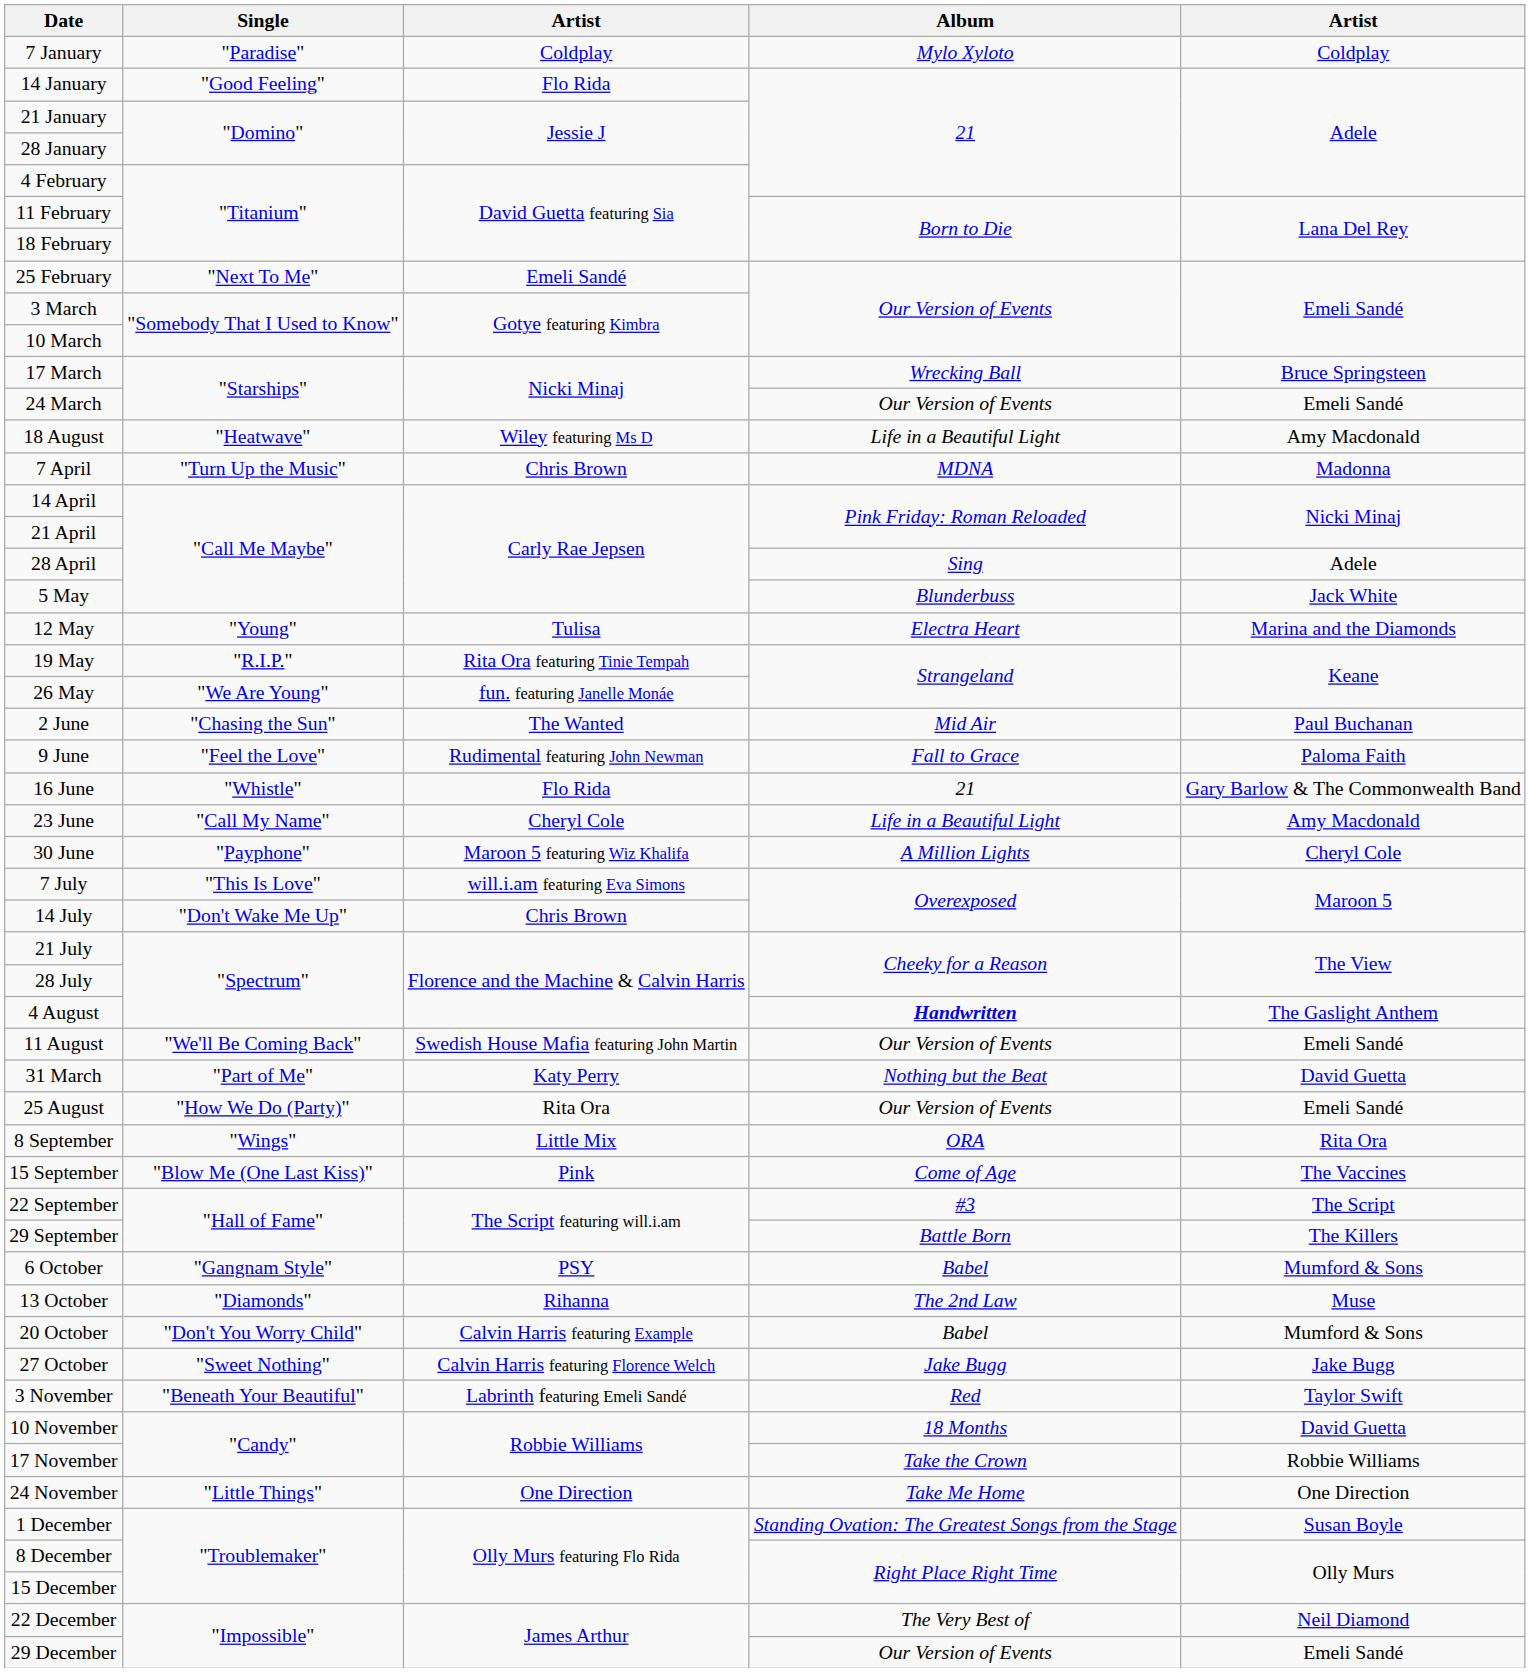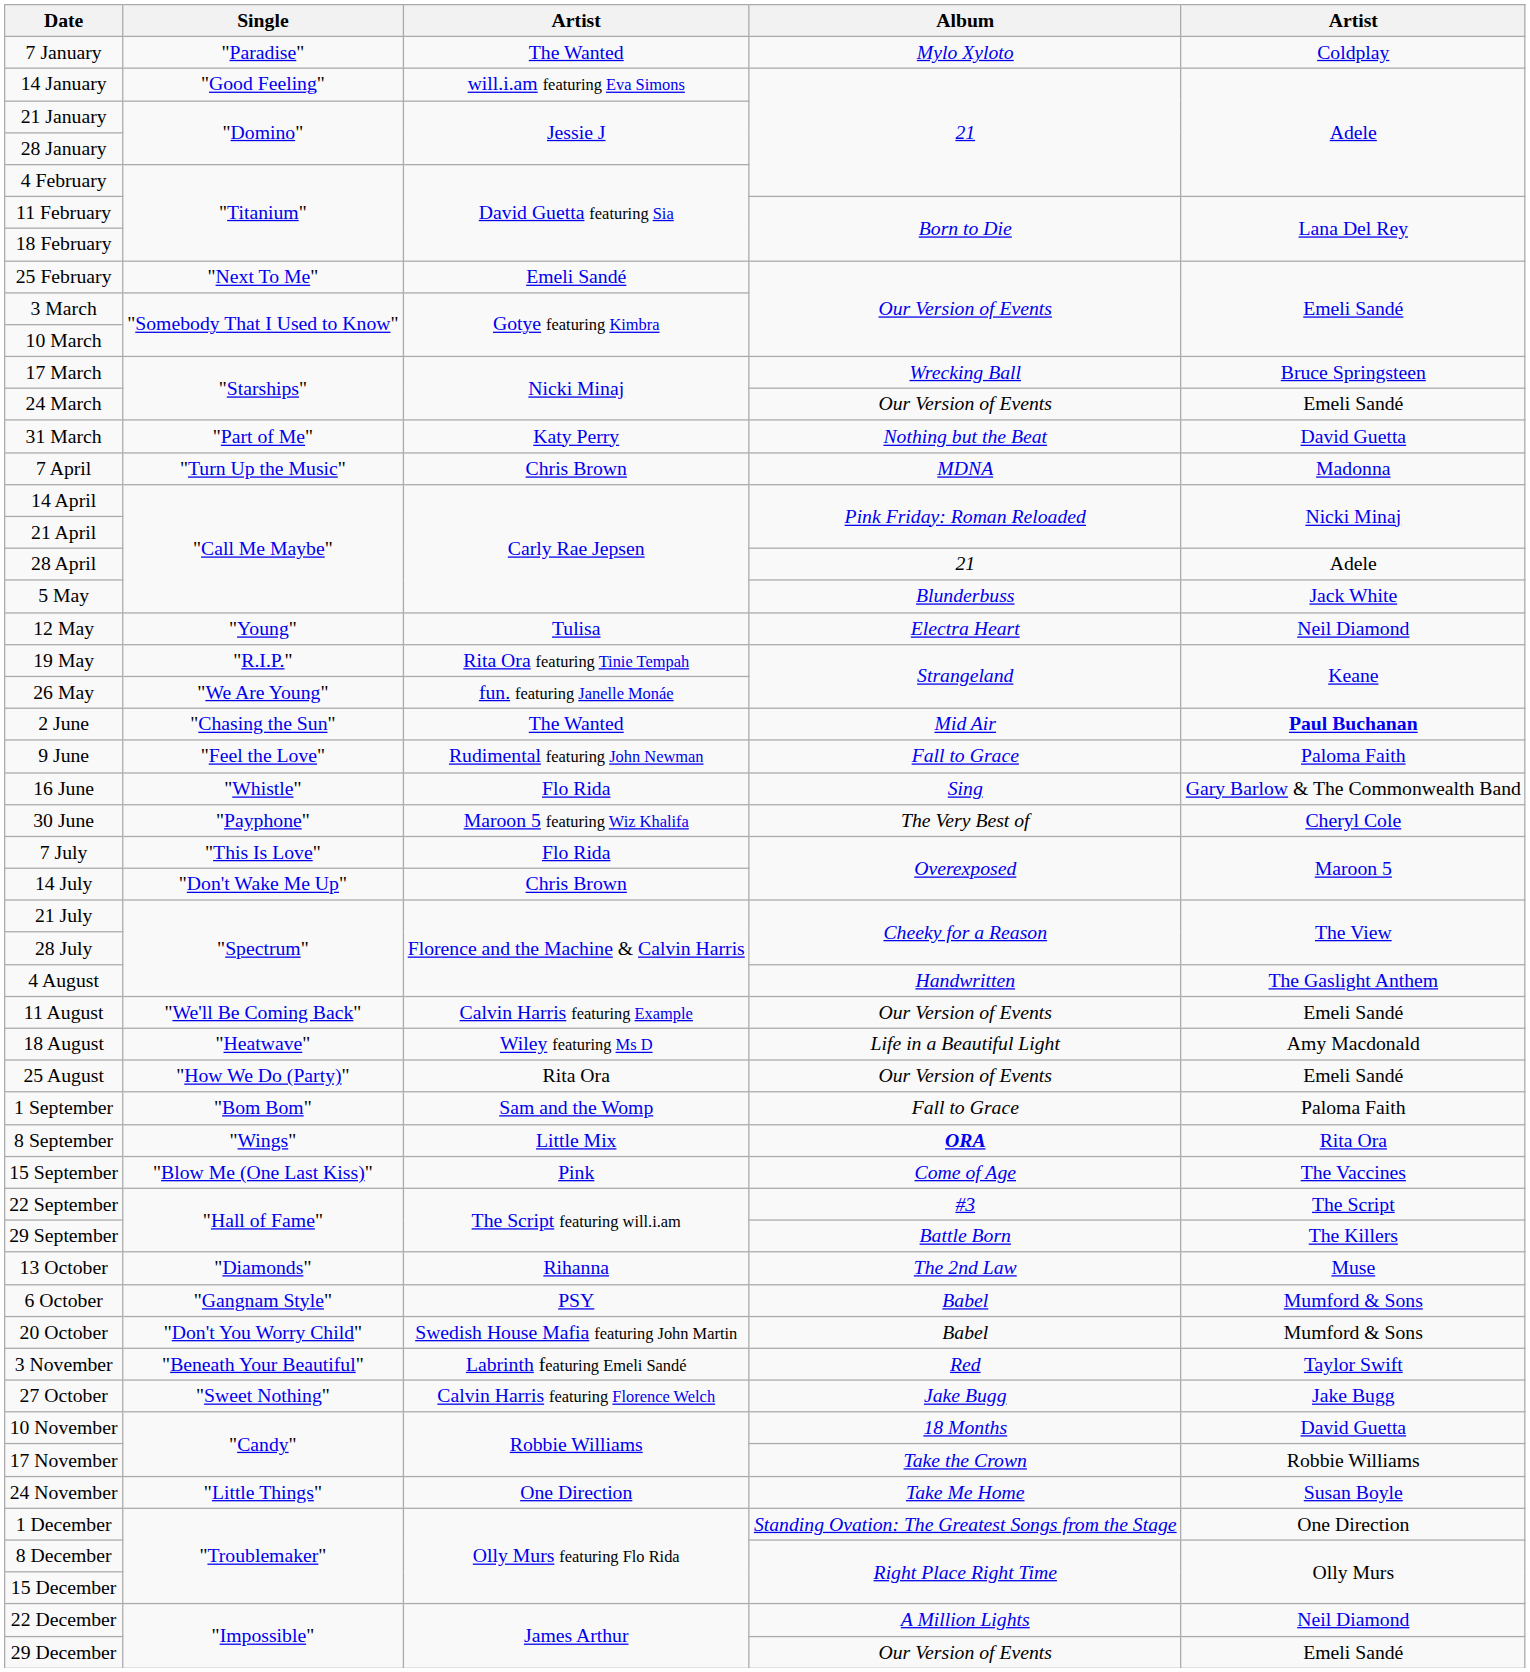(576, 51) Coldplay -> (576, 51) The Wanted
(576, 83) Flo Rida -> (576, 83) will.i.am featuring Eva Simons
rows swapped: (64, 1075) <-> (64, 435)
(965, 563) Sing -> (965, 563) 21
(1353, 627) Marina and the Diamonds -> (1353, 627) Neil Diamond
(1353, 723) normal -> (1353, 723) bold
(965, 787) 21 -> (965, 787) Sing
- row: (64, 819)
(965, 851) A Million Lights -> (965, 819) The Very Best of
(576, 883) will.i.am featuring Eva Simons -> (576, 851) Flo Rida
(965, 1011) bold -> (965, 979) normal
(576, 1043) Swedish House Mafia featuring John Martin -> (576, 1011) Calvin Harris featuring Example
+ row: (64, 1107)
(965, 1139) normal -> (965, 1139) bold
rows swapped: (64, 1267) <-> (64, 1299)
(576, 1331) Calvin Harris featuring Example -> (576, 1331) Swedish House Mafia featuring John Martin
rows swapped: (64, 1363) <-> (64, 1395)
(1353, 1491) One Direction -> (1353, 1491) Susan Boyle
(1353, 1523) Susan Boyle -> (1353, 1523) One Direction
(965, 1619) The Very Best of -> (965, 1619) A Million Lights
